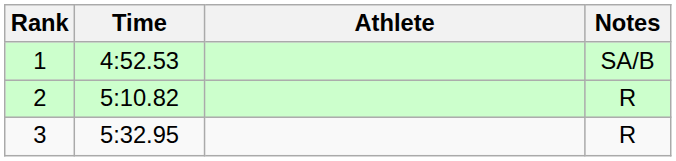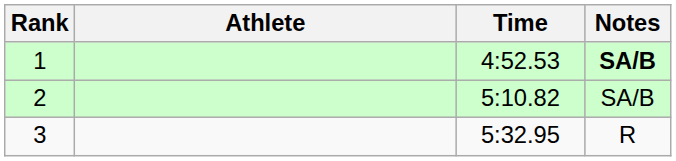columns swapped: (395, 23) <-> (140, 23)
(628, 60) normal -> (628, 60) bold
(628, 98) R -> (628, 98) SA/B
